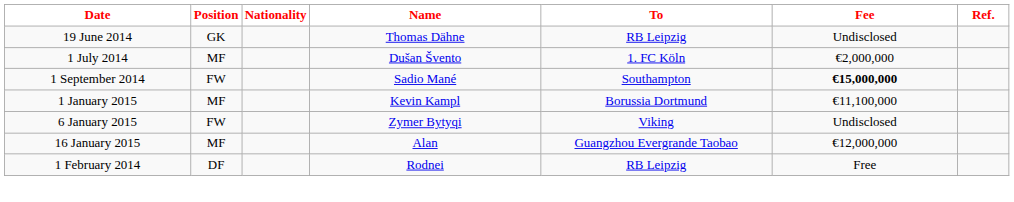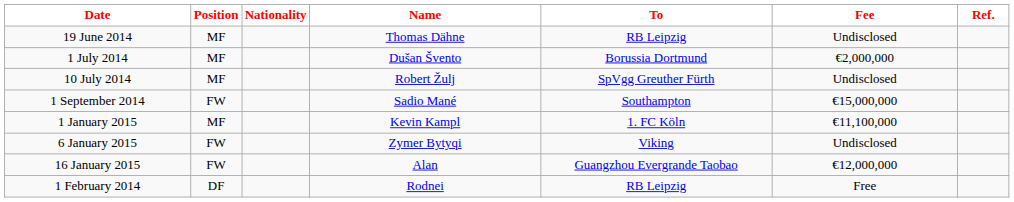(216, 36) GK -> (216, 36) MF
(656, 58) 1. FC Köln -> (656, 58) Borussia Dortmund
+ row: (97, 79)
(865, 79) bold -> (865, 101) normal
(656, 101) Borussia Dortmund -> (656, 122) 1. FC Köln
(216, 143) MF -> (216, 165) FW
